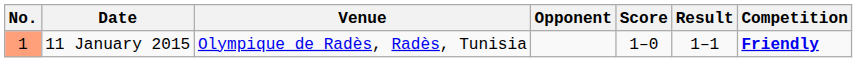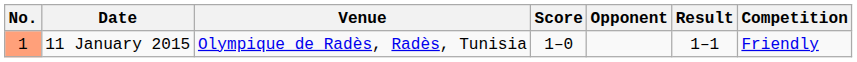columns swapped: (573, 18) <-> (644, 18)
(780, 44) bold -> (780, 44) normal
